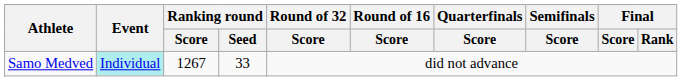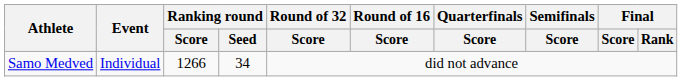(130, 64) paleturquoise background -> (130, 64) no background
(191, 64) 1267 -> (191, 64) 1266
(242, 64) 33 -> (242, 64) 34
